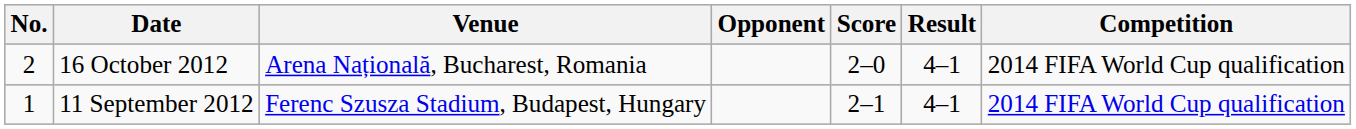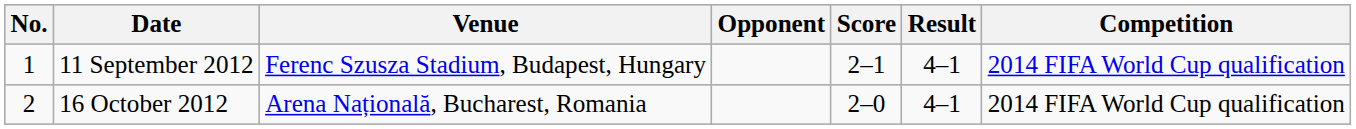rows swapped: (156, 104) <-> (144, 64)
